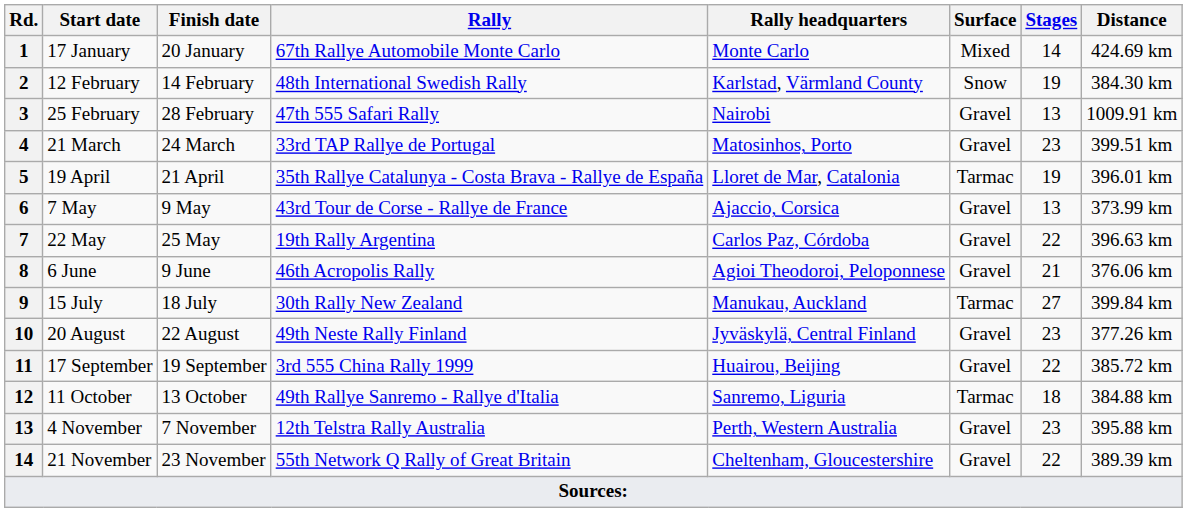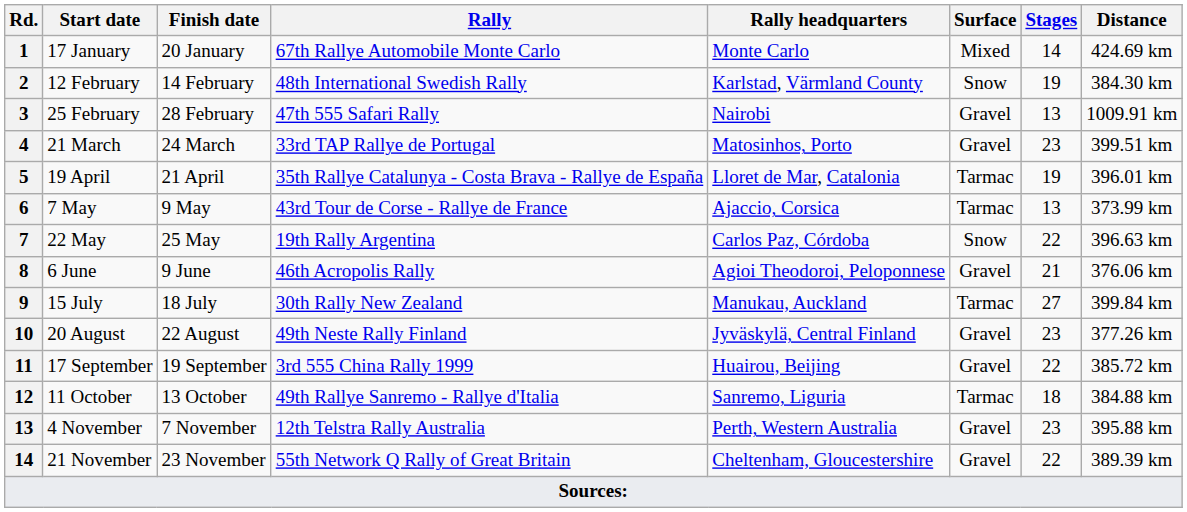(985, 208) Gravel -> (985, 208) Tarmac
(985, 239) Gravel -> (985, 239) Snow
